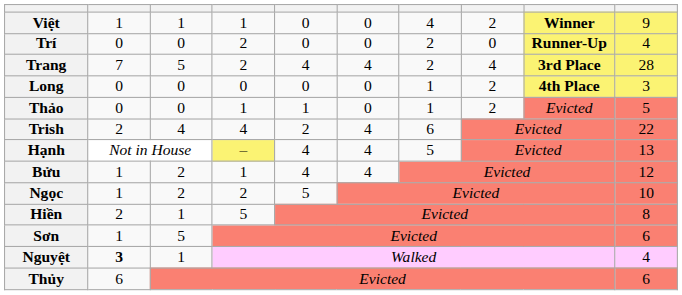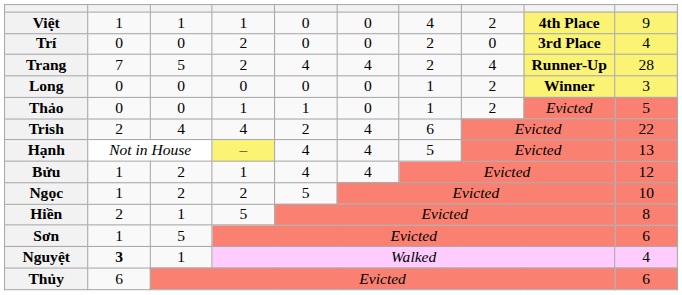(569, 22) Winner -> (569, 22) 4th Place
(569, 44) Runner-Up -> (569, 44) 3rd Place
(569, 65) 3rd Place -> (569, 65) Runner-Up
(569, 86) 4th Place -> (569, 86) Winner
